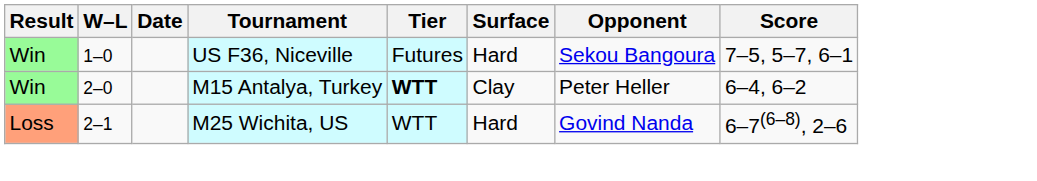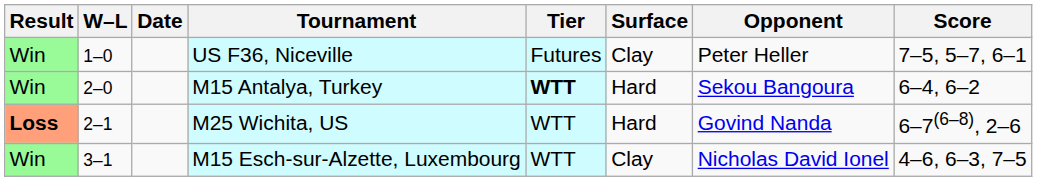(495, 54) Hard -> (632, 54) Clay
(637, 54) Sekou Bangoura -> (753, 54) Peter Heller
(493, 87) Clay -> (634, 87) Hard
(614, 87) Peter Heller -> (776, 87) Sekou Bangoura
(32, 123) normal -> (34, 123) bold
+ row: (356, 159)
